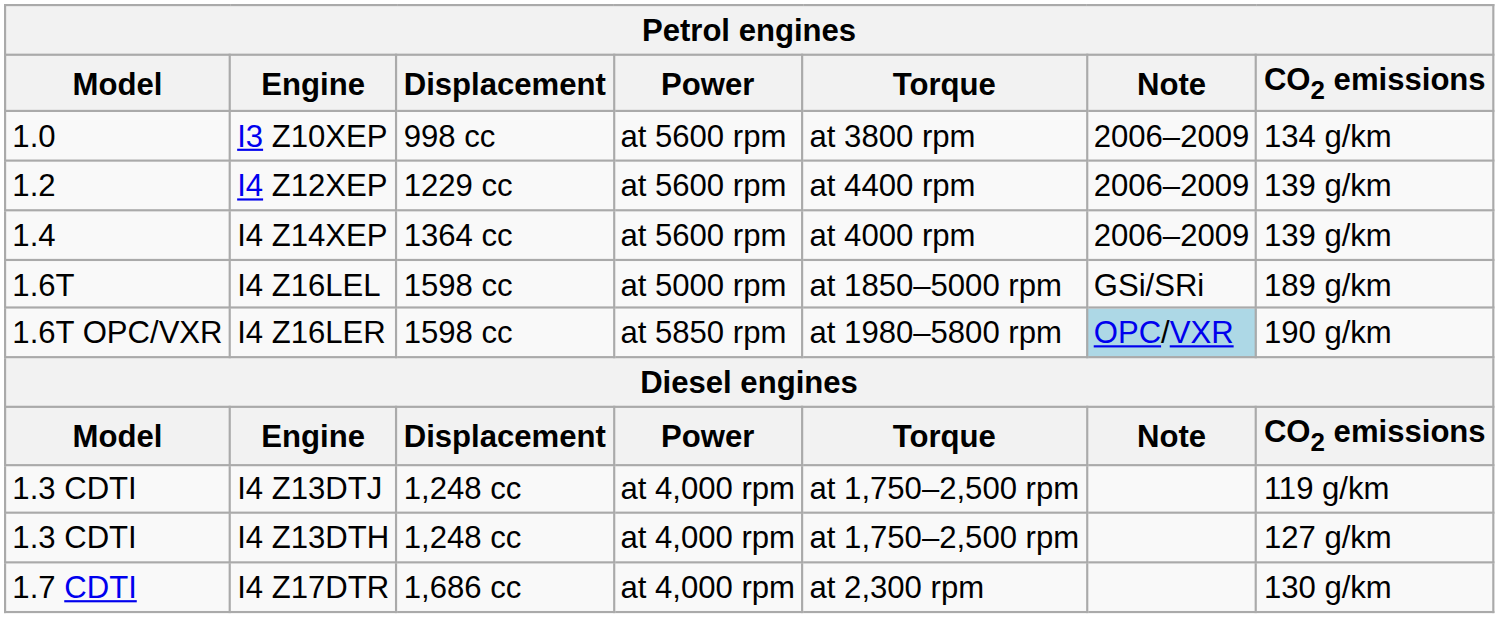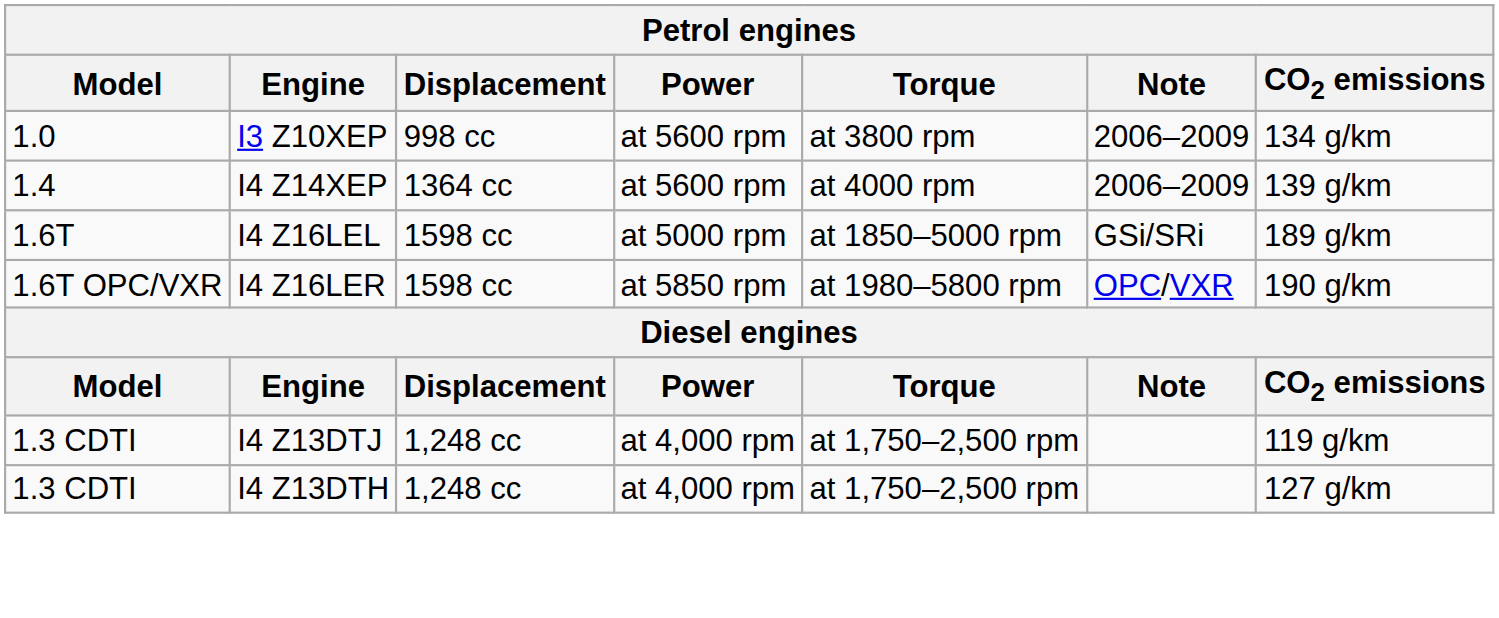- row: (312, 186)
(1164, 333) lightblue background -> (1164, 284) no background
- row: (313, 587)
